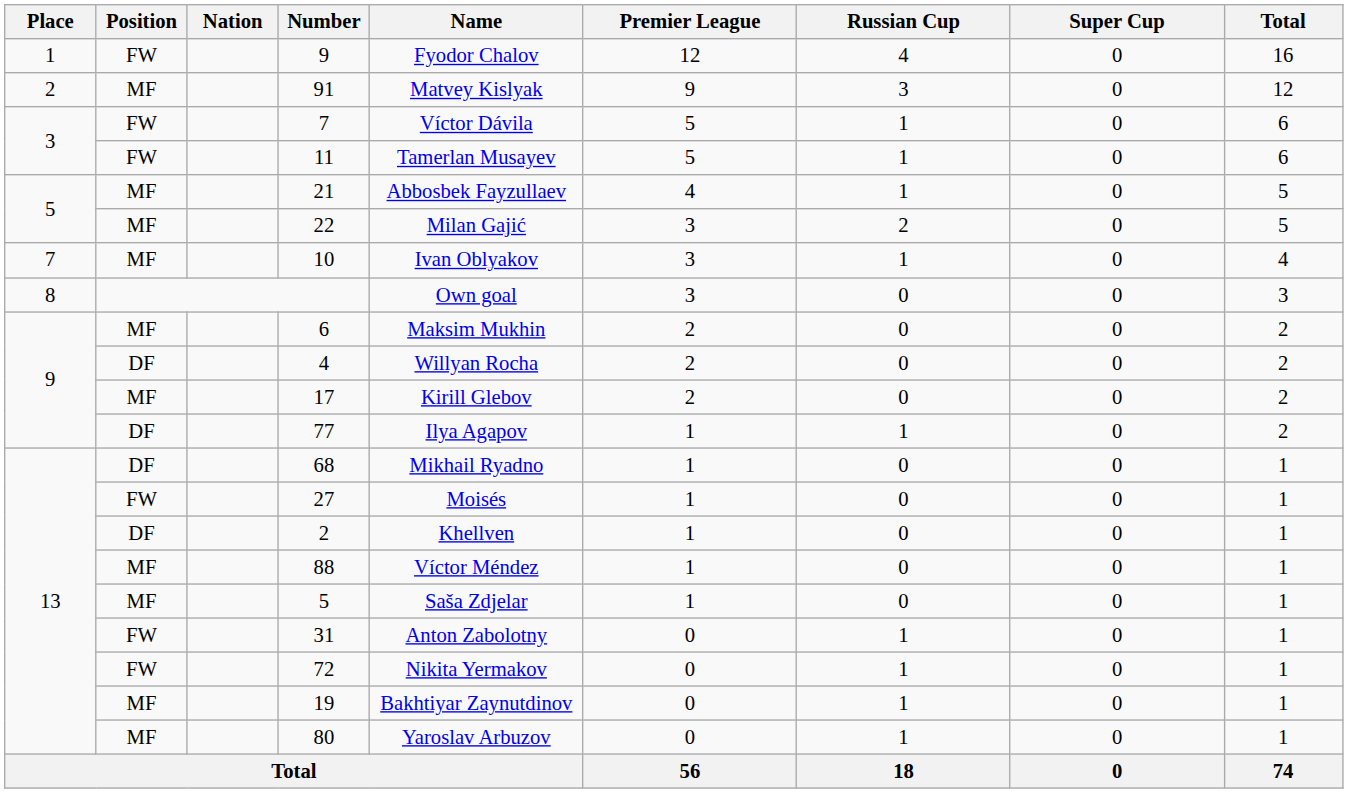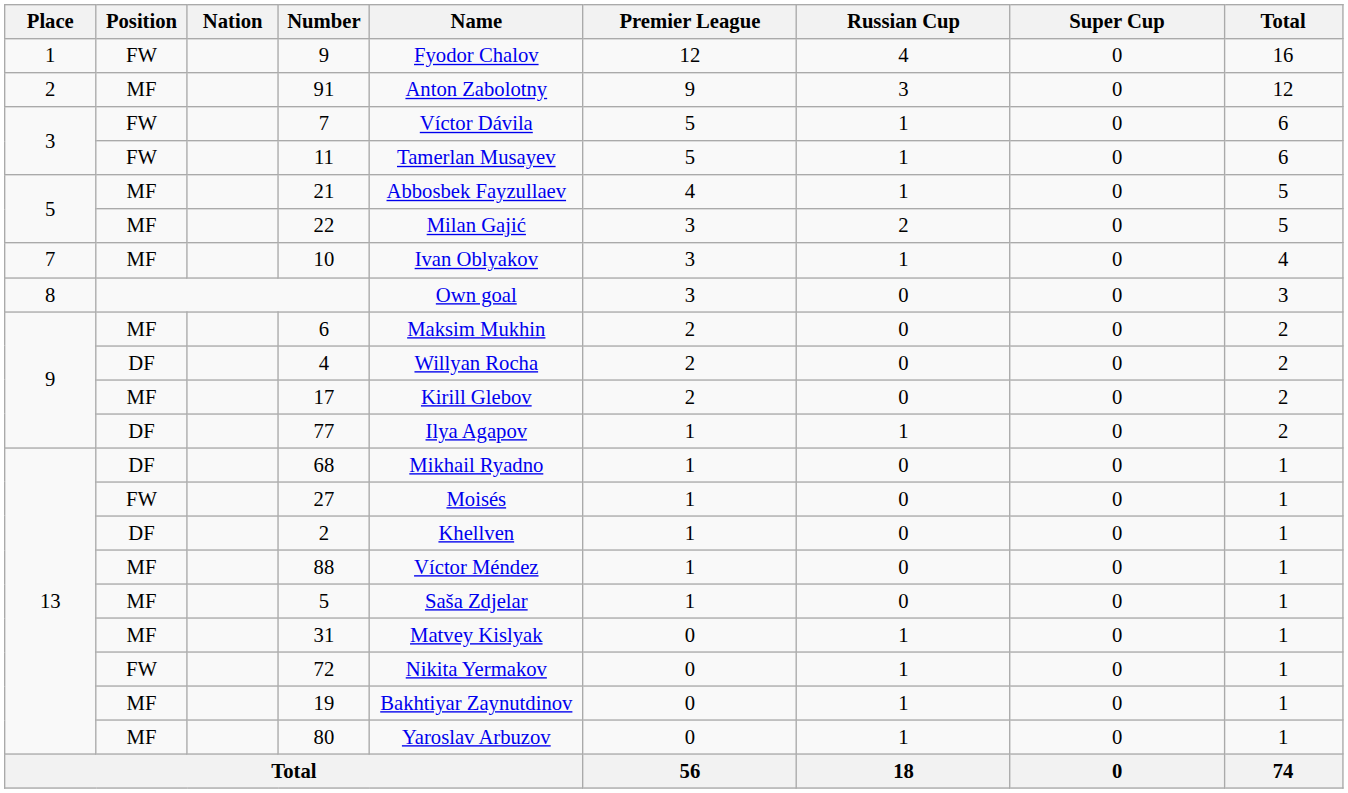(476, 89) Matvey Kislyak -> (476, 89) Anton Zabolotny
(141, 635) FW -> (141, 635) MF
(476, 635) Anton Zabolotny -> (476, 635) Matvey Kislyak
